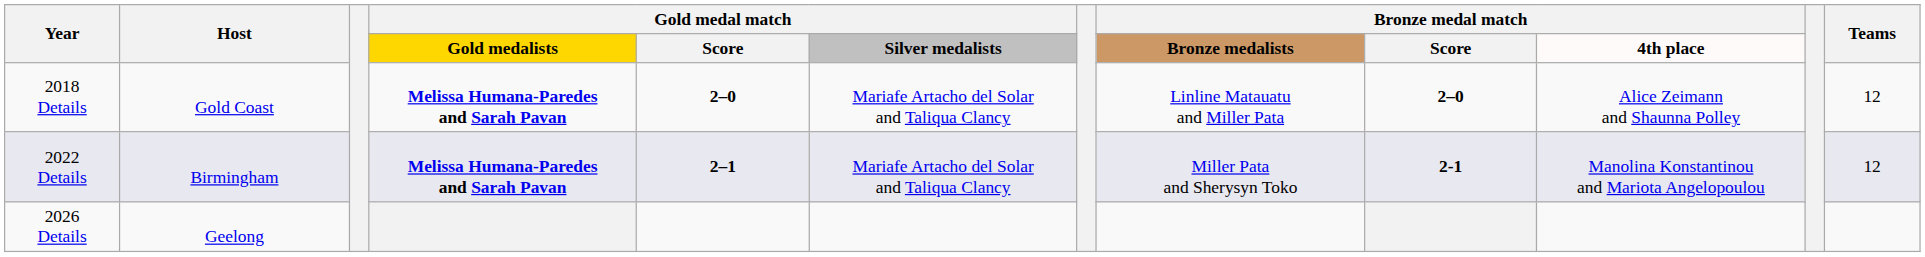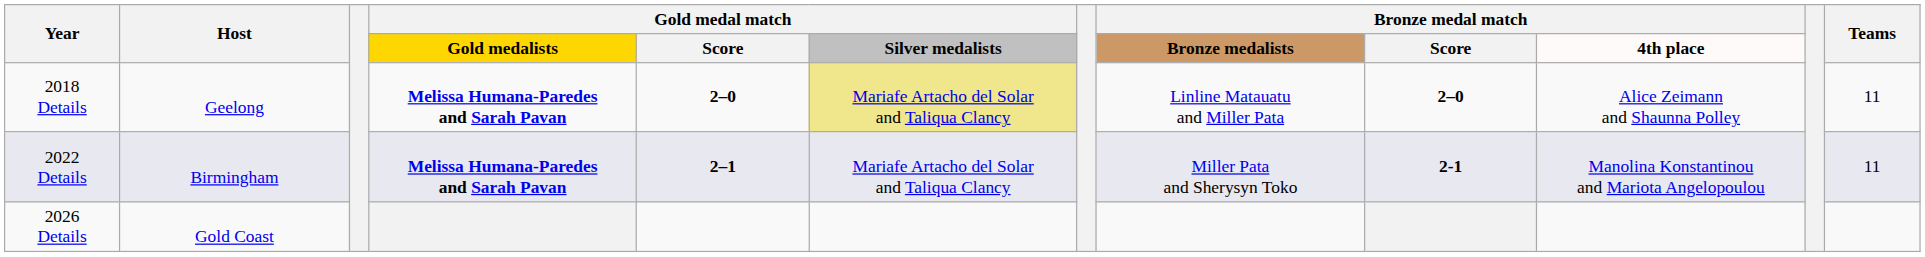(234, 107) Gold Coast -> (234, 107) Geelong
(943, 107) no background -> (943, 107) khaki background
(1872, 97) 12 -> (1872, 97) 11
(1872, 167) 12 -> (1872, 167) 11
(234, 237) Geelong -> (234, 237) Gold Coast
